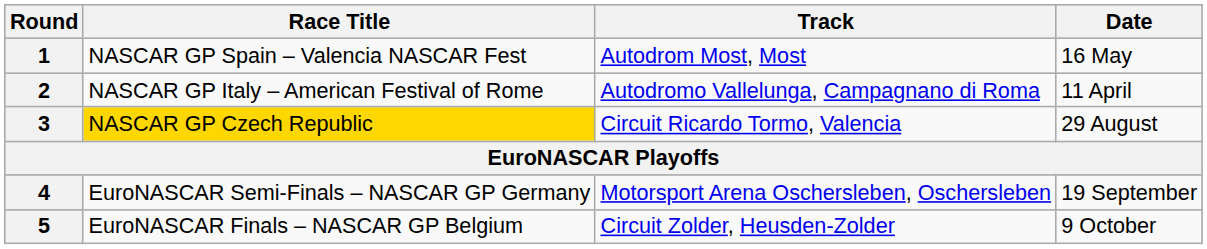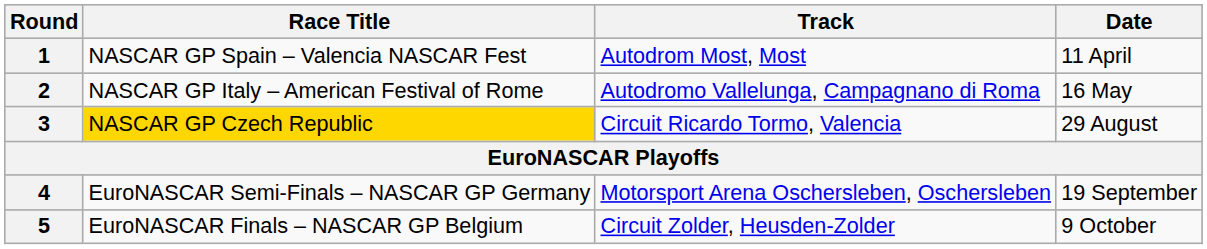(1097, 56) 16 May -> (1097, 56) 11 April
(1097, 90) 11 April -> (1097, 90) 16 May
